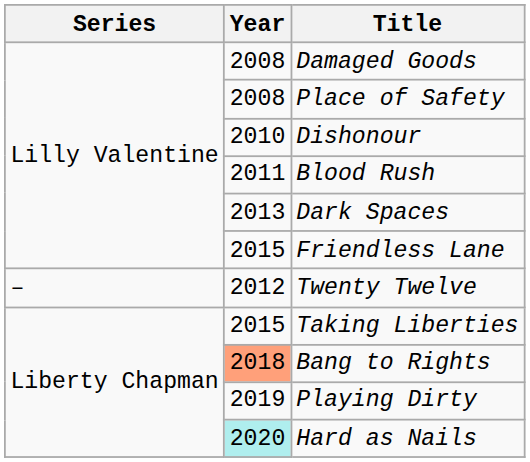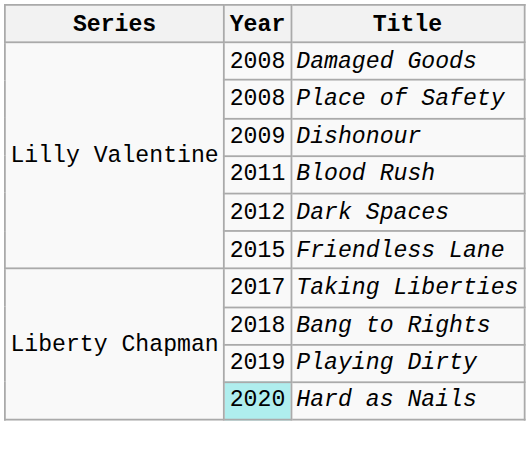(258, 137) 2010 -> (258, 137) 2009
(258, 212) 2013 -> (258, 212) 2012
- row: (387, 288)
(258, 325) 2015 -> (258, 288) 2017
(258, 363) lightsalmon background -> (258, 325) no background
